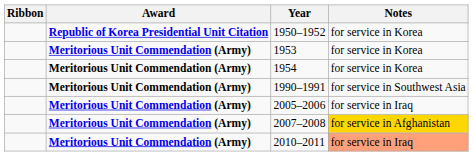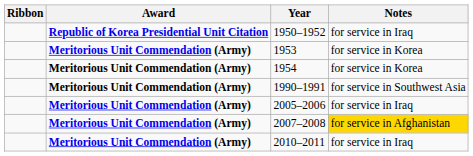(377, 32) for service in Korea -> (372, 32) for service in Iraq
(372, 142) lightsalmon background -> (372, 142) no background
